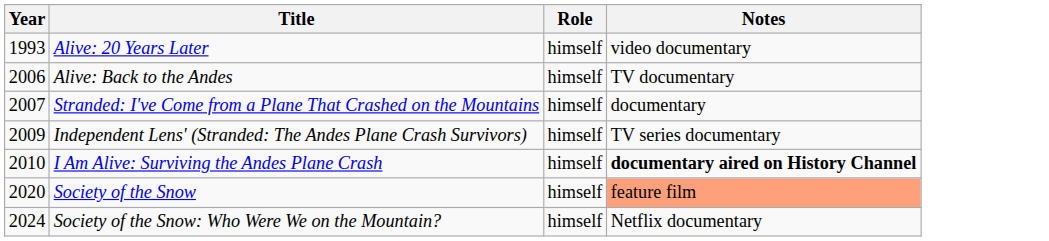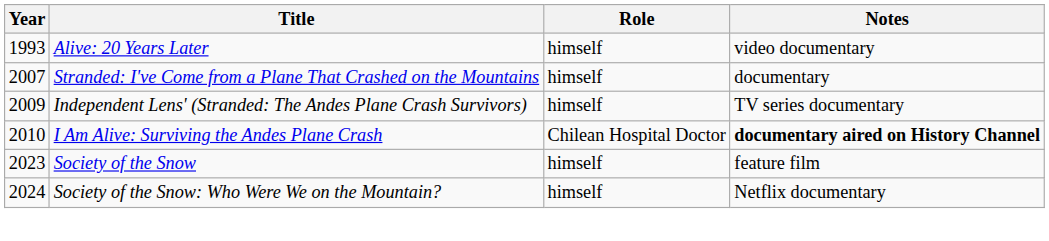- row: (143, 76)
(575, 163) himself -> (637, 134) Chilean Hospital Doctor
(27, 192) 2020 -> (27, 163) 2023
(654, 192) lightsalmon background -> (777, 163) no background
